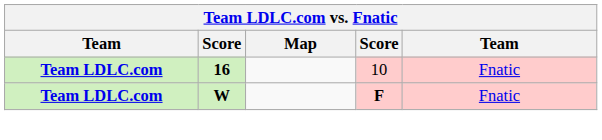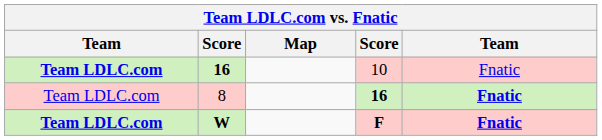+ row: (222, 95)
(499, 95) normal -> (499, 122) bold
